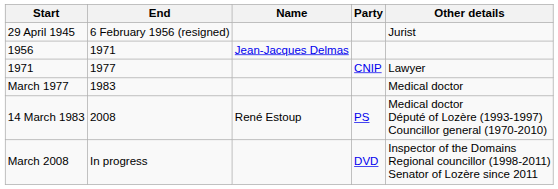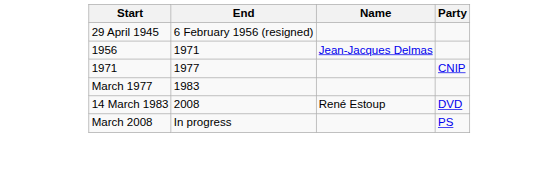- column: (469, 13)
(362, 117) PS -> (450, 104) DVD
(366, 162) DVD -> (446, 123) PS
